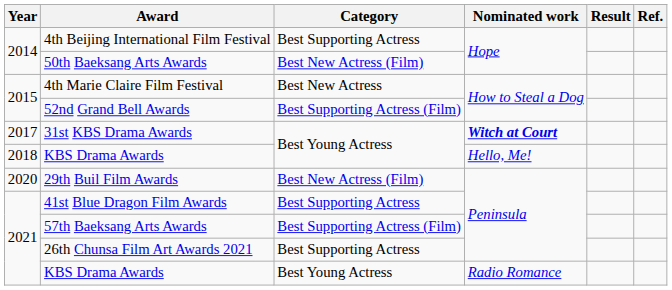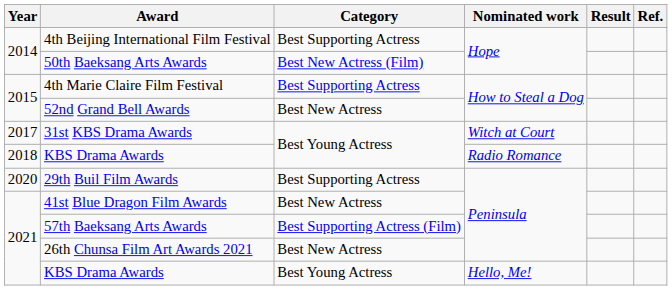(330, 86) Best New Actress -> (349, 86) Best Supporting Actress
(369, 109) Best Supporting Actress (Film) -> (330, 109) Best New Actress
(512, 132) bold -> (511, 132) normal
(500, 156) Hello, Me! -> (515, 156) Radio Romance
(350, 179) Best New Actress (Film) -> (349, 179) Best Supporting Actress
(349, 202) Best Supporting Actress -> (330, 202) Best New Actress
(349, 249) Best Supporting Actress -> (330, 249) Best New Actress
(515, 272) Radio Romance -> (500, 272) Hello, Me!
